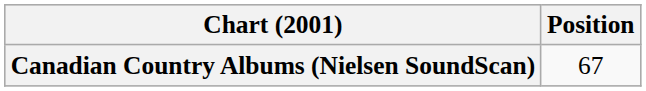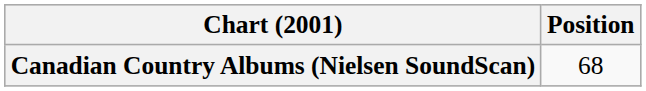(591, 65) 67 -> (591, 65) 68
